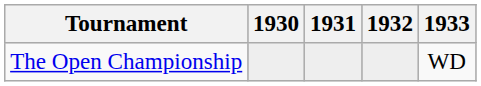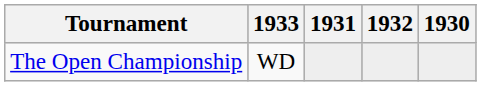columns swapped: (276, 23) <-> (447, 23)
